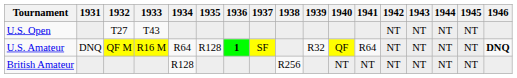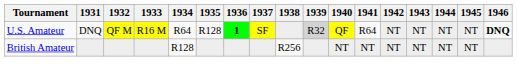- row: (29, 30)
(316, 47) no background -> (316, 30) lightgrey background
